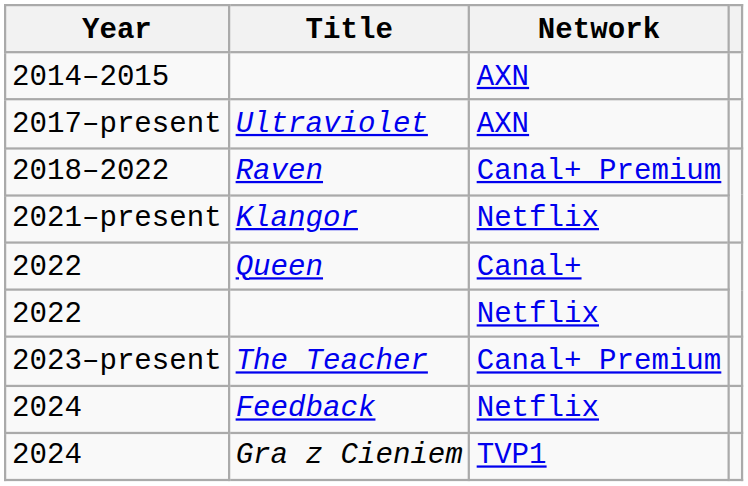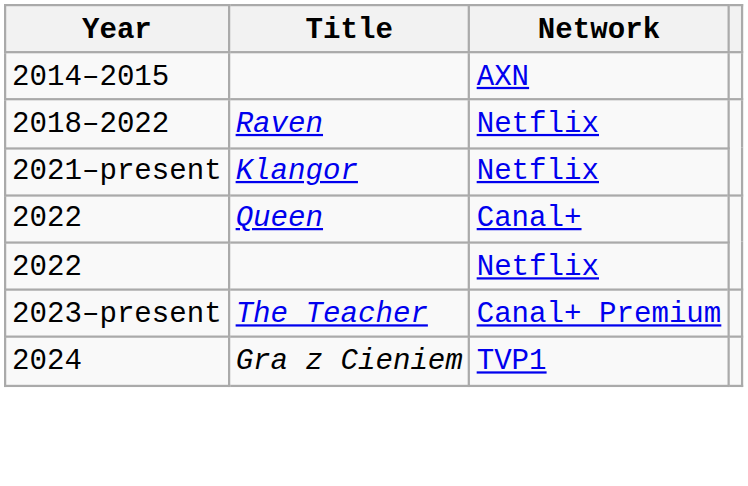- row: (117, 124)
(599, 171) Canal+ Premium -> (538, 124) Netflix
- row: (47, 409)
